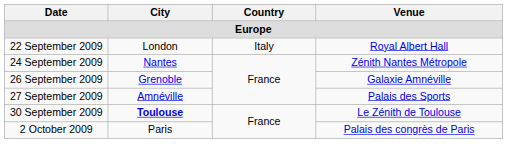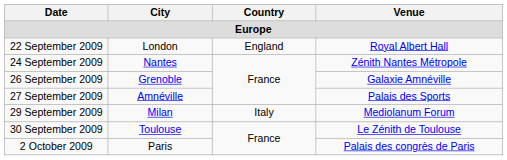(264, 46) Italy -> (264, 46) England
+ row: (56, 113)
(160, 113) bold -> (160, 130) normal
